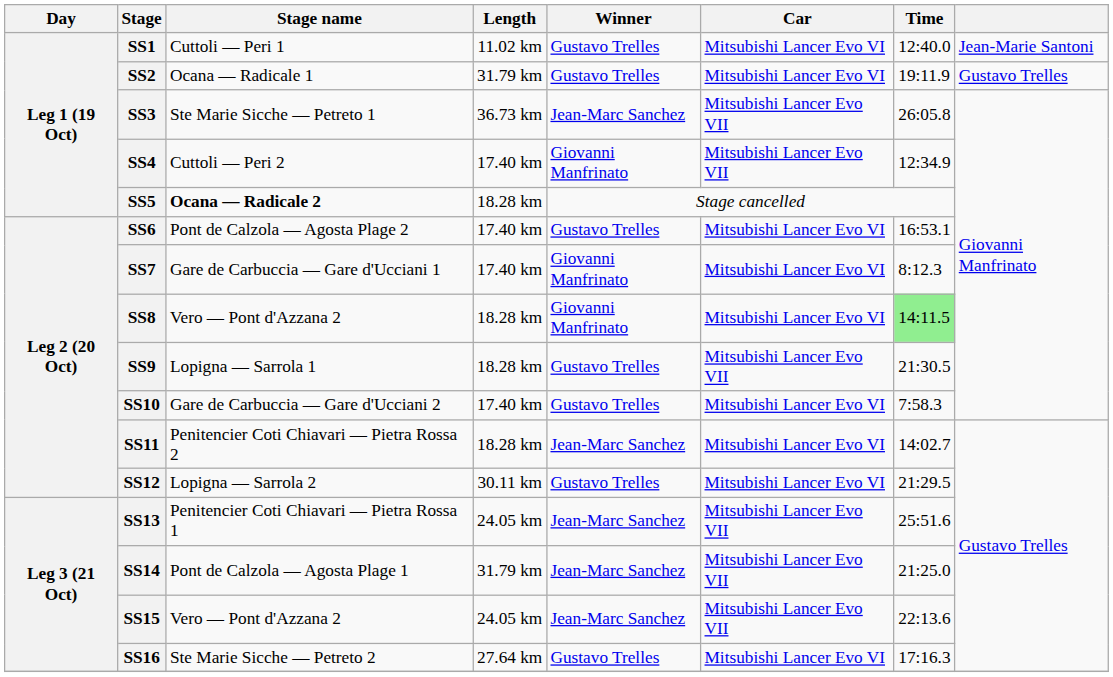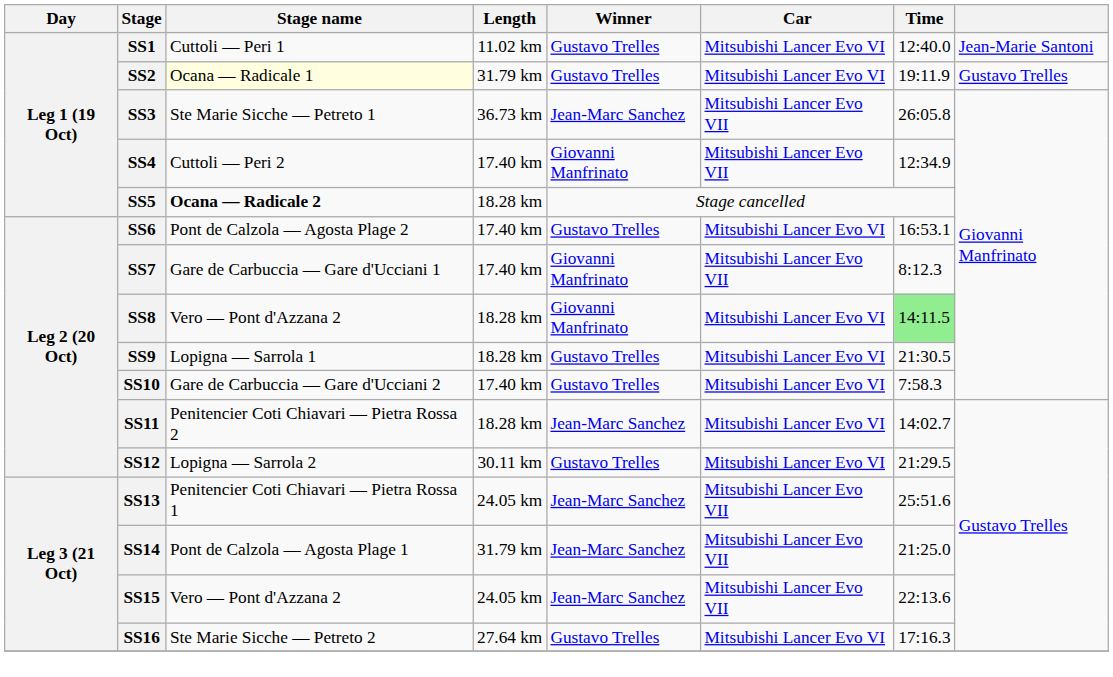(242, 75) no background -> (242, 75) lightyellow background
(795, 268) Mitsubishi Lancer Evo VI -> (784, 268) Mitsubishi Lancer Evo VII
(784, 366) Mitsubishi Lancer Evo VII -> (795, 356) Mitsubishi Lancer Evo VI
